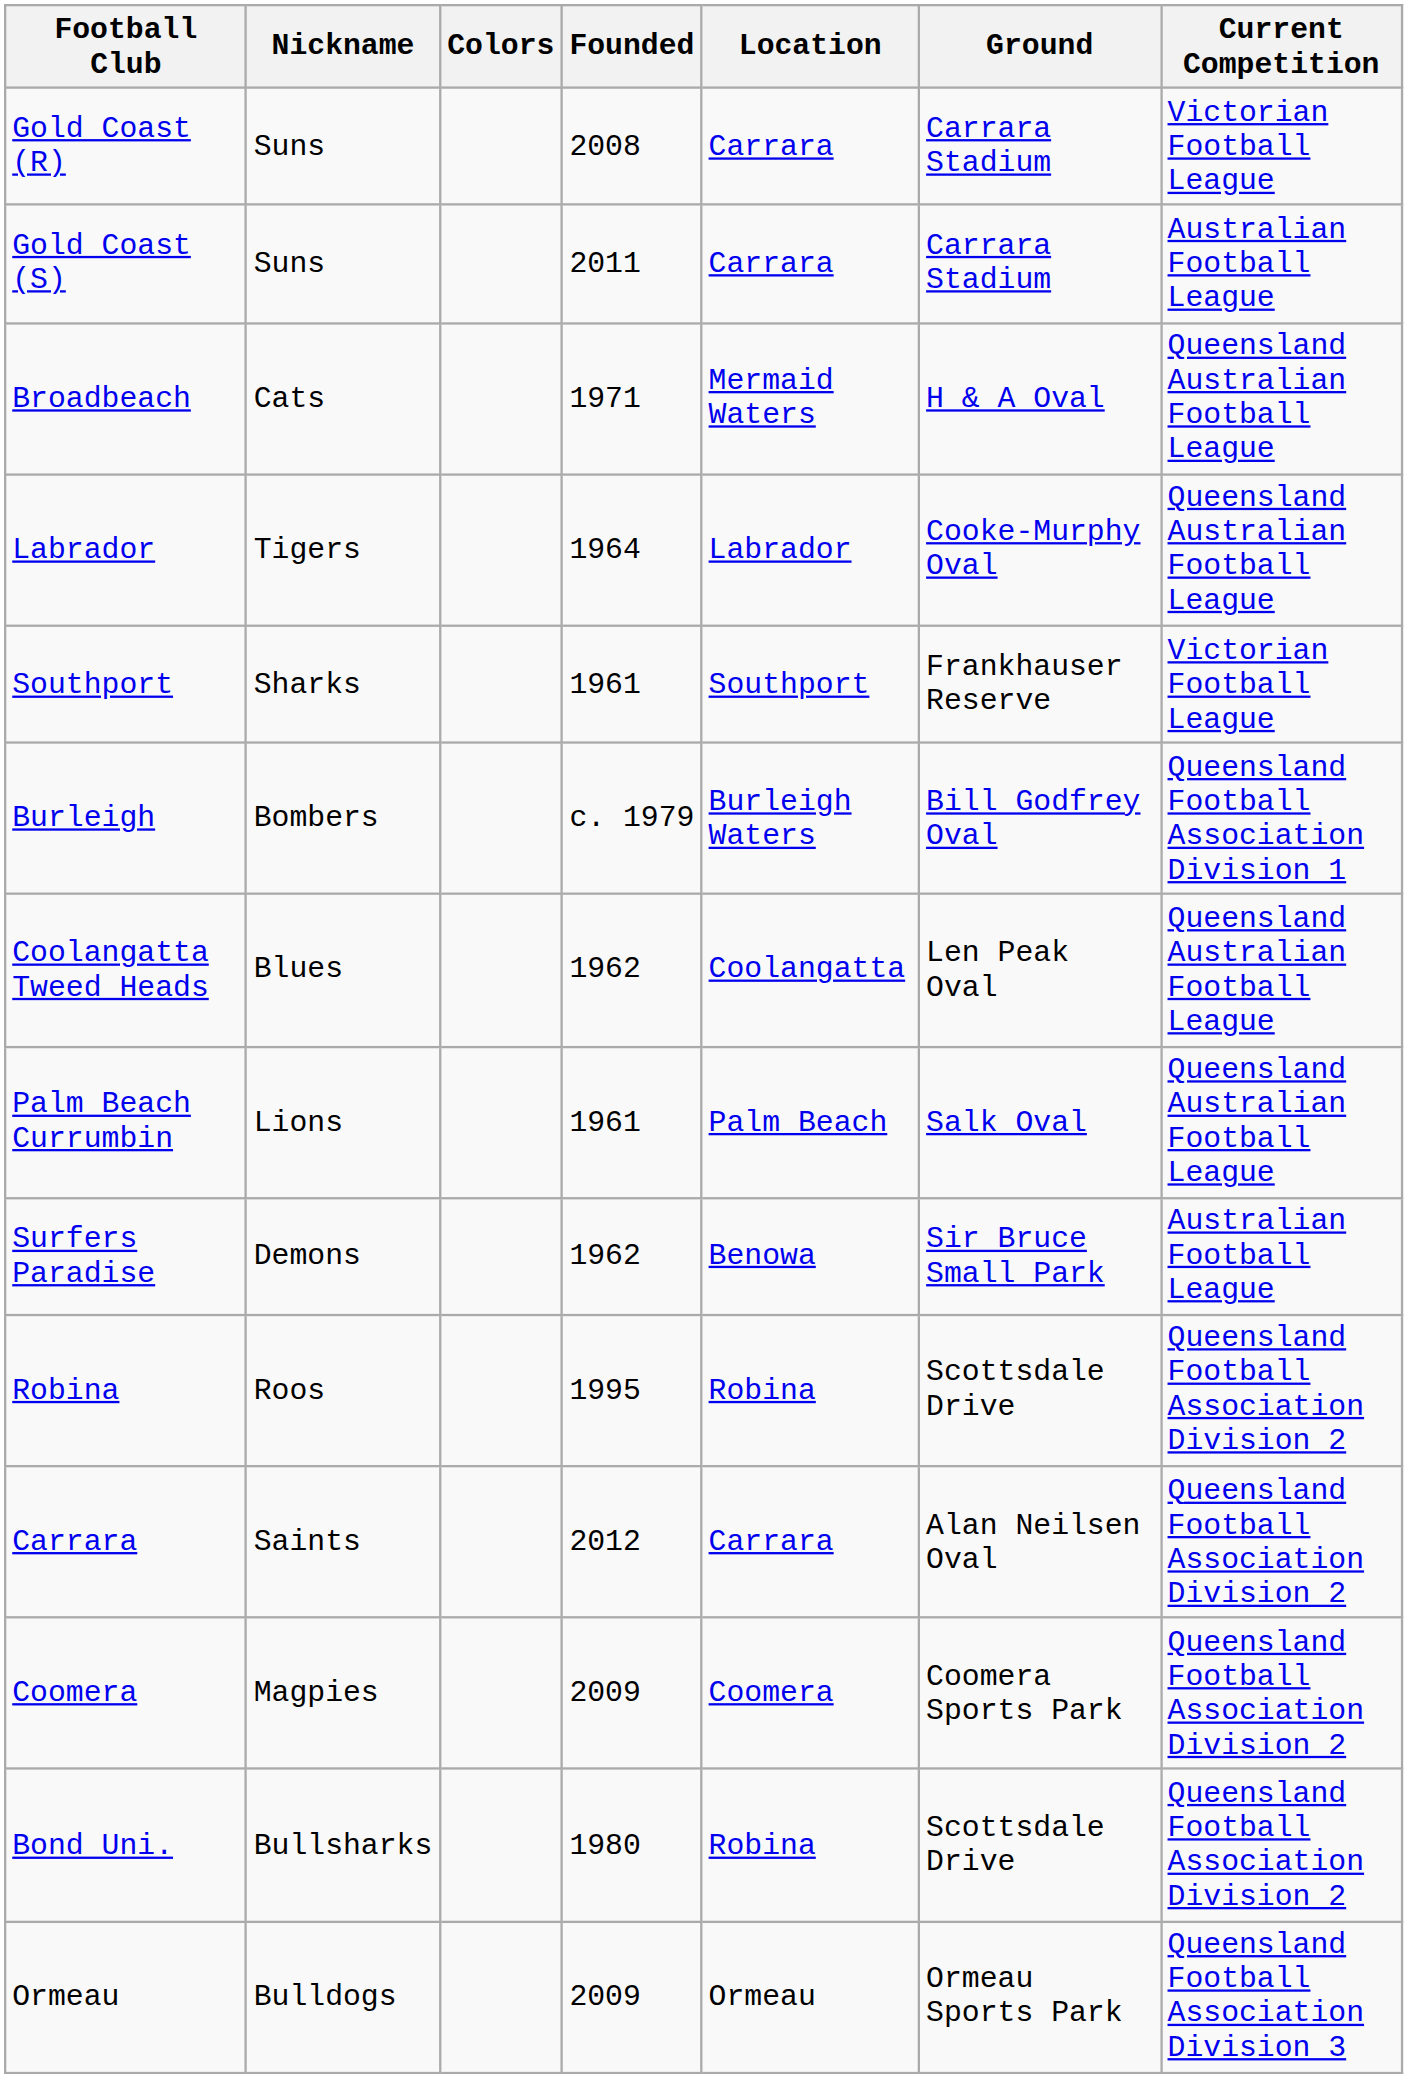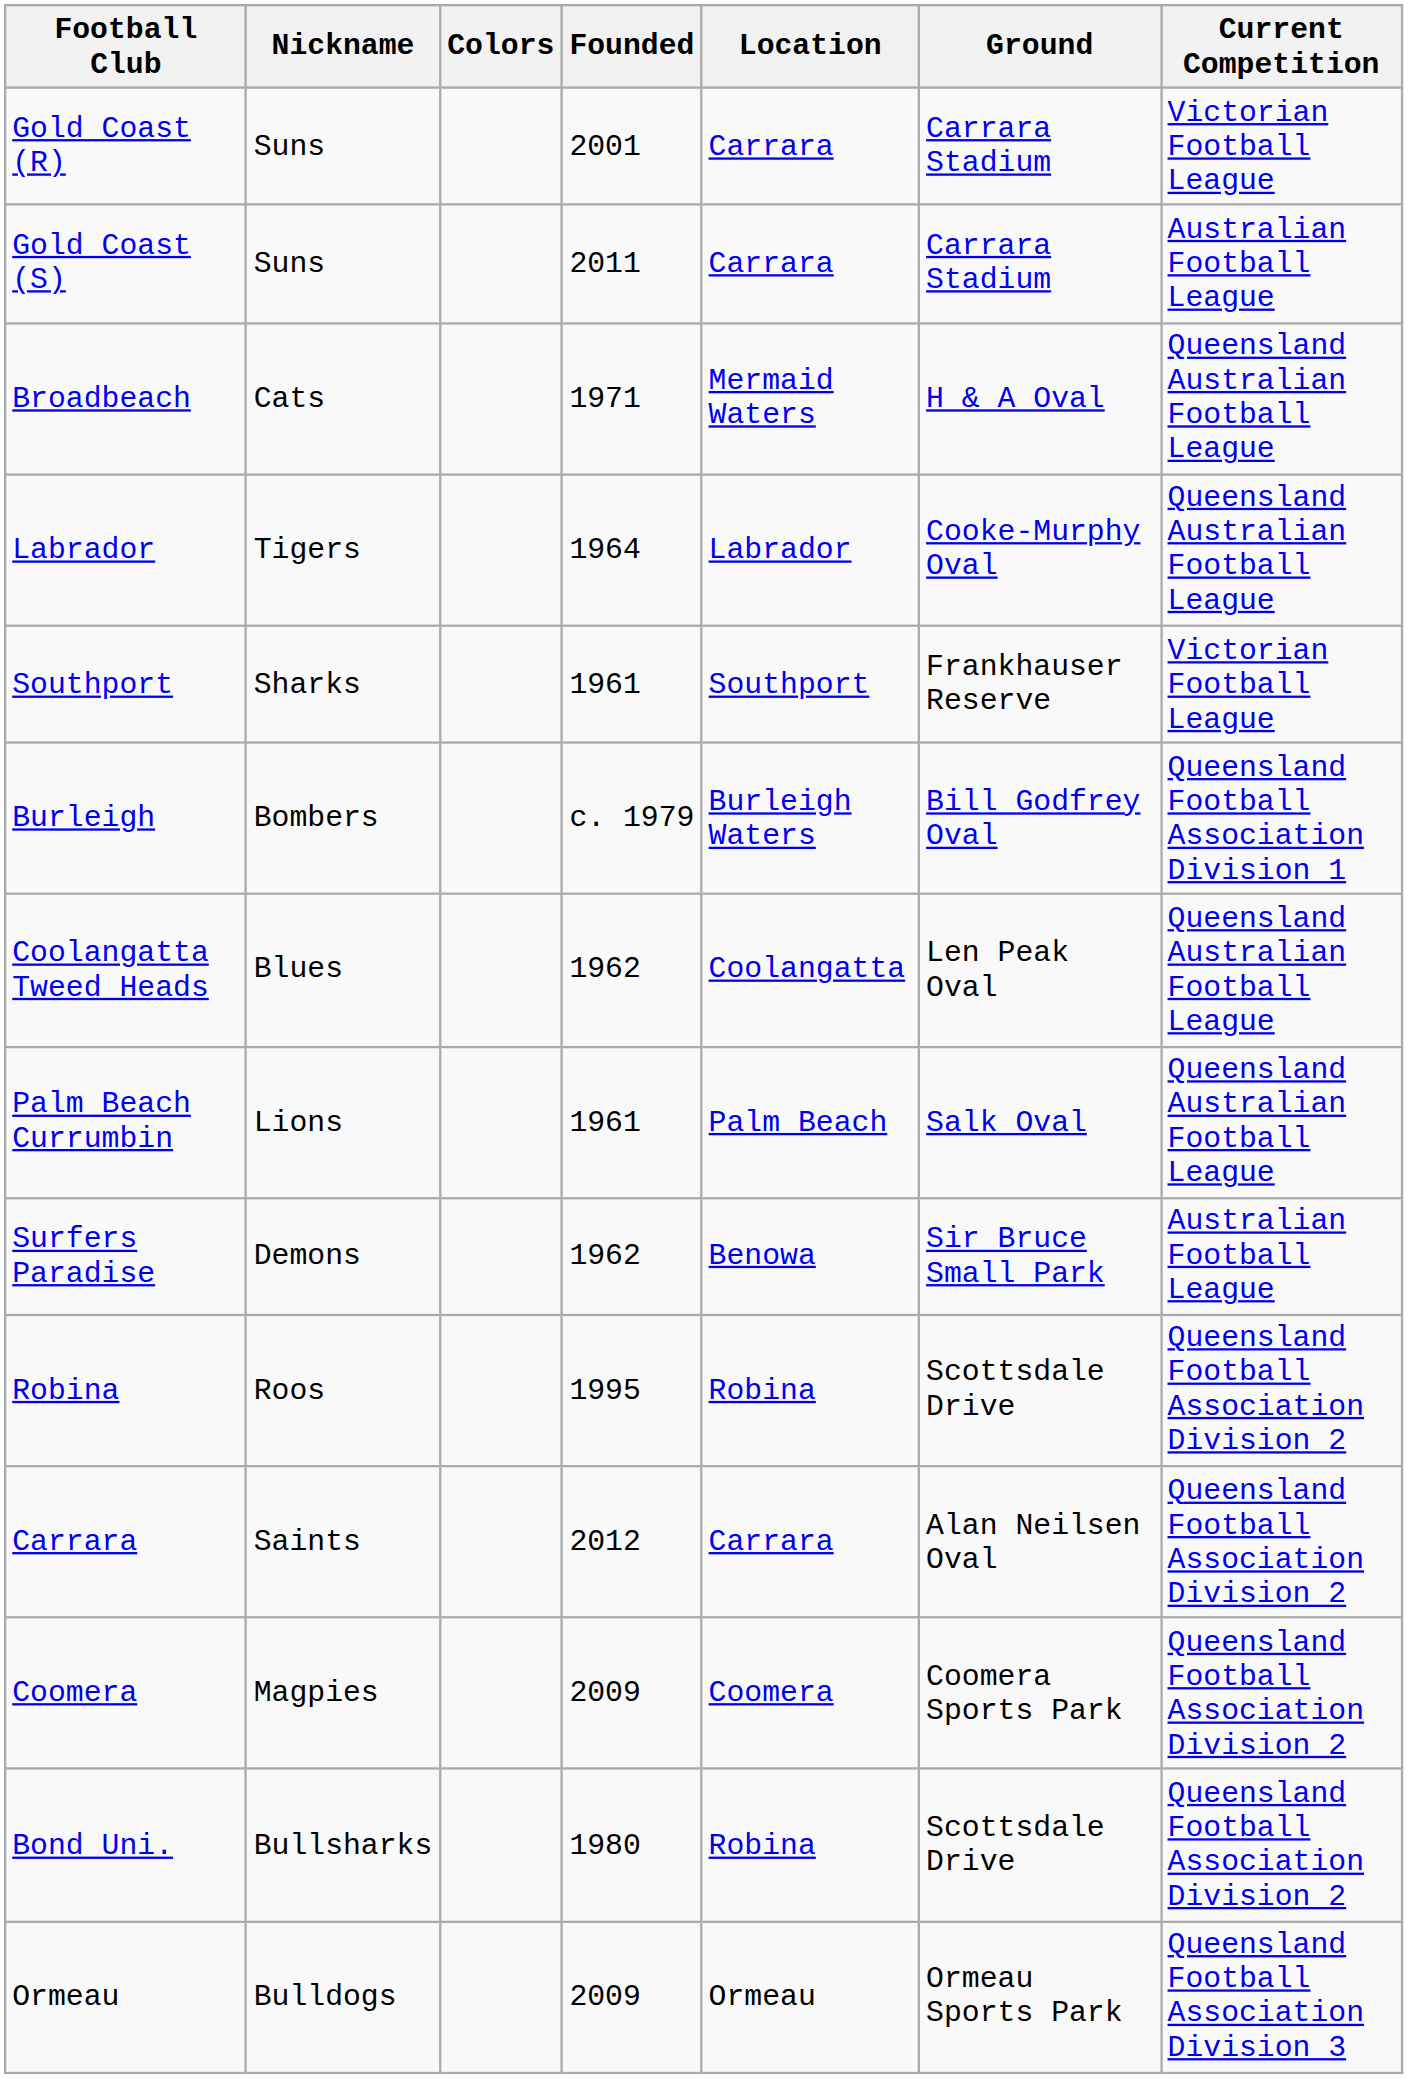(605, 147) 2008 -> (605, 147) 2001
